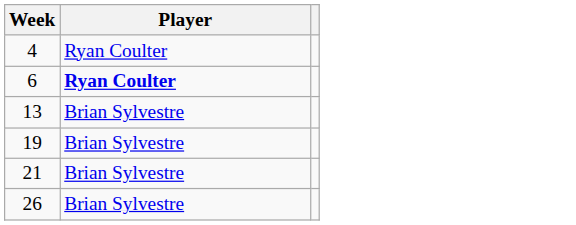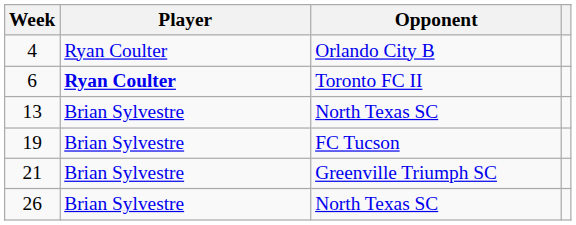+ column: (436, 19)
